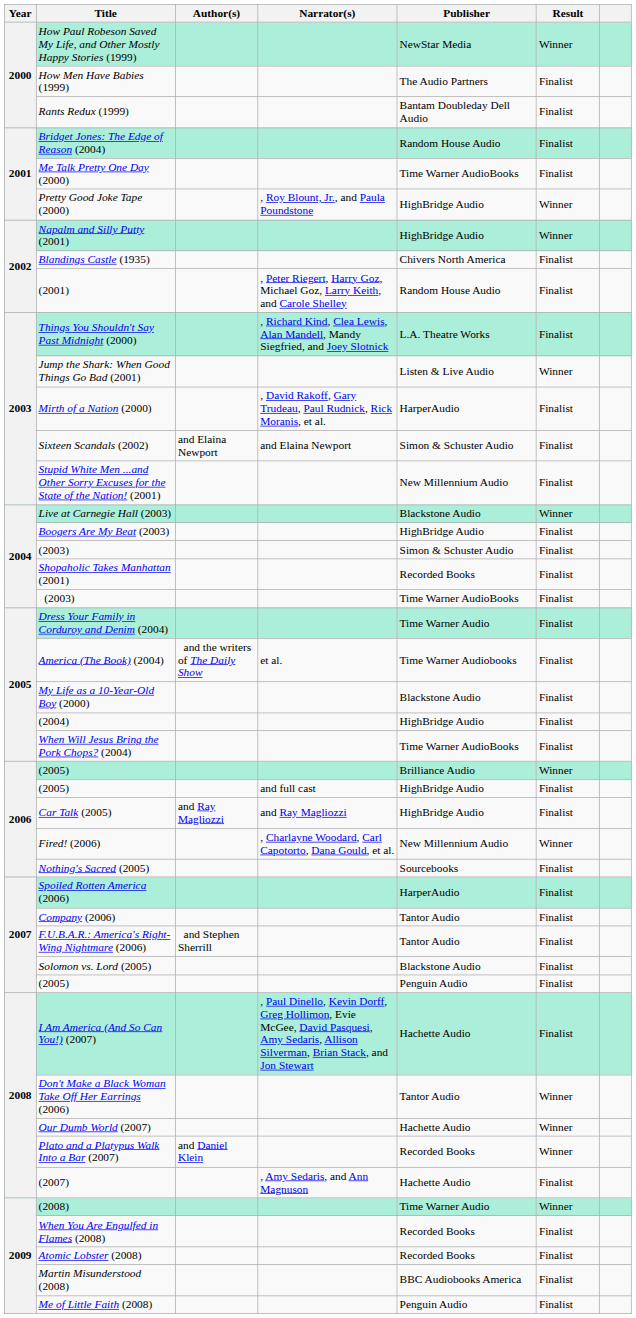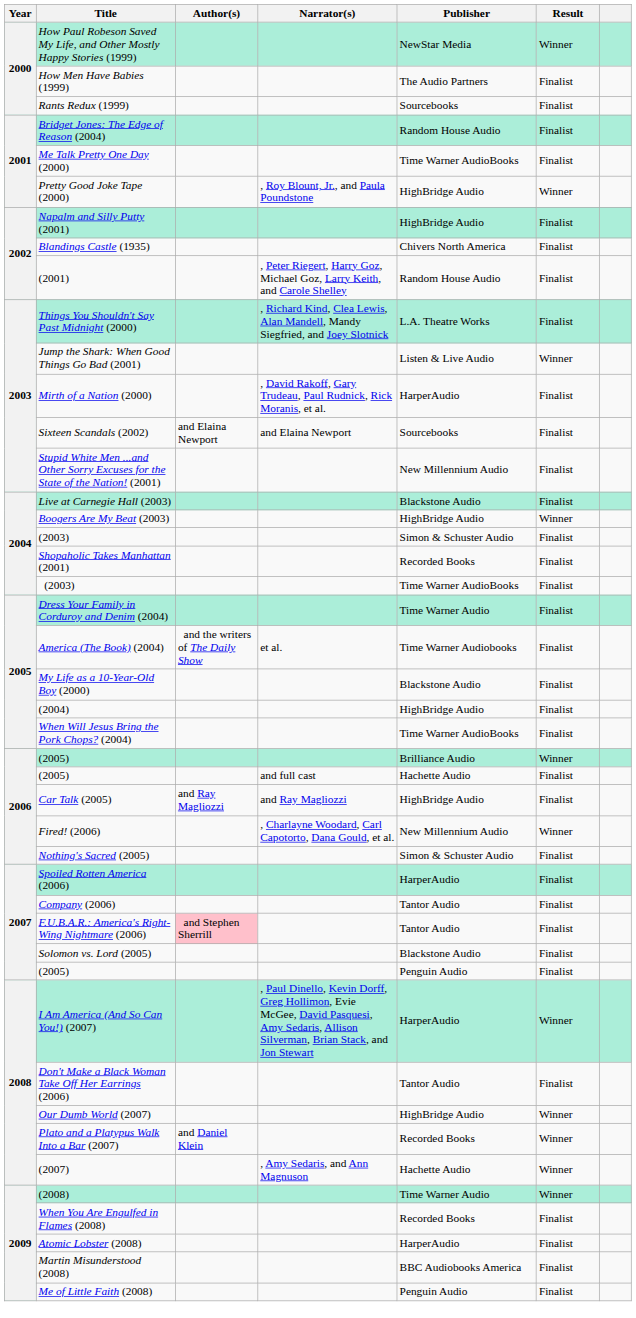(455, 112) Bantam Doubleday Dell Audio -> (429, 105) Sourcebooks
(556, 235) Winner -> (556, 222) Finalist
(457, 445) Simon & Schuster Audio -> (429, 433) Sourcebooks
(556, 513) Winner -> (556, 501) Finalist
(556, 531) Finalist -> (556, 519) Winner
(442, 788) HighBridge Audio -> (435, 775) Hachette Audio
(429, 868) Sourcebooks -> (457, 855) Simon & Schuster Audio
(209, 941) no background -> (209, 928) pink background
(435, 1033) Hachette Audio -> (430, 1021) HarperAudio
(556, 1033) Finalist -> (556, 1021) Winner
(556, 1096) Winner -> (556, 1083) Finalist
(435, 1127) Hachette Audio -> (442, 1114) HighBridge Audio
(556, 1182) Finalist -> (556, 1169) Winner
(437, 1255) Recorded Books -> (430, 1243) HarperAudio
